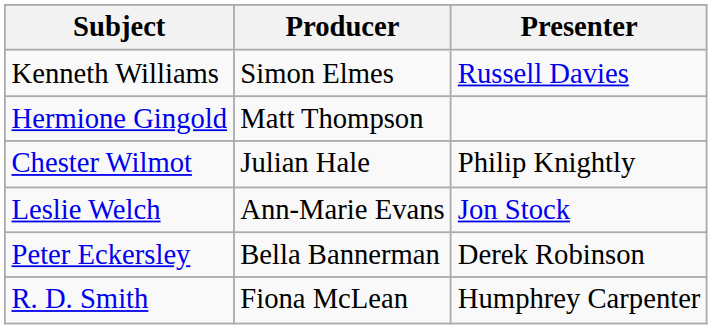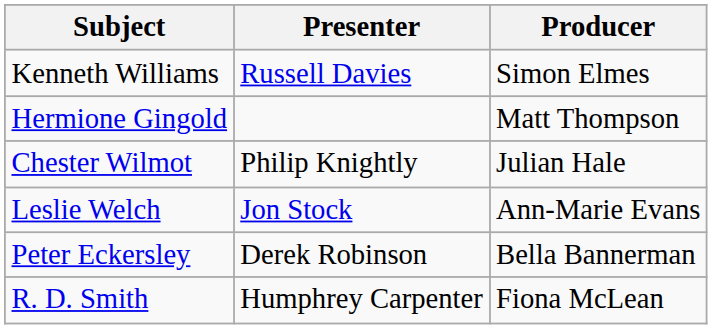columns swapped: (579, 27) <-> (342, 27)
